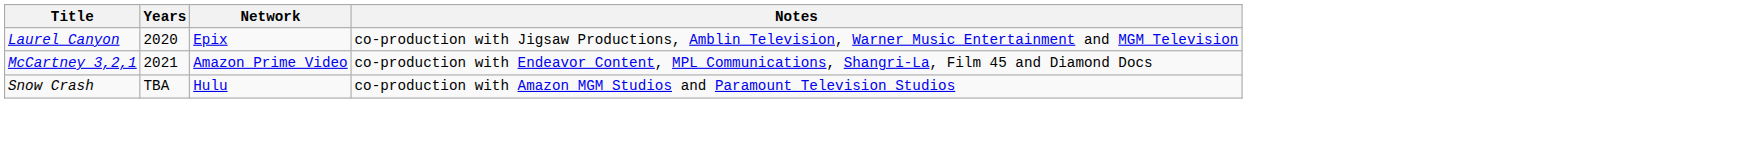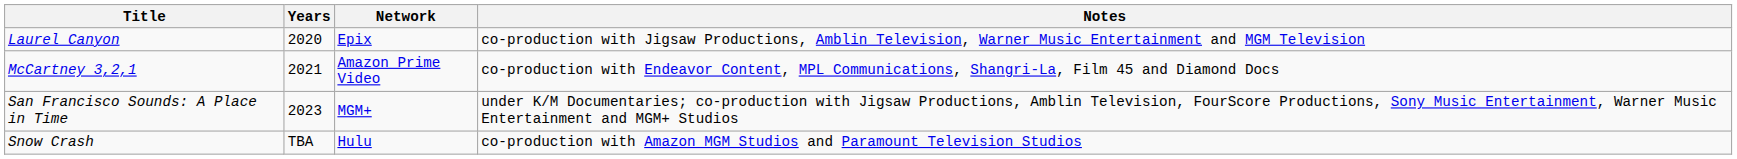+ row: (132, 111)
